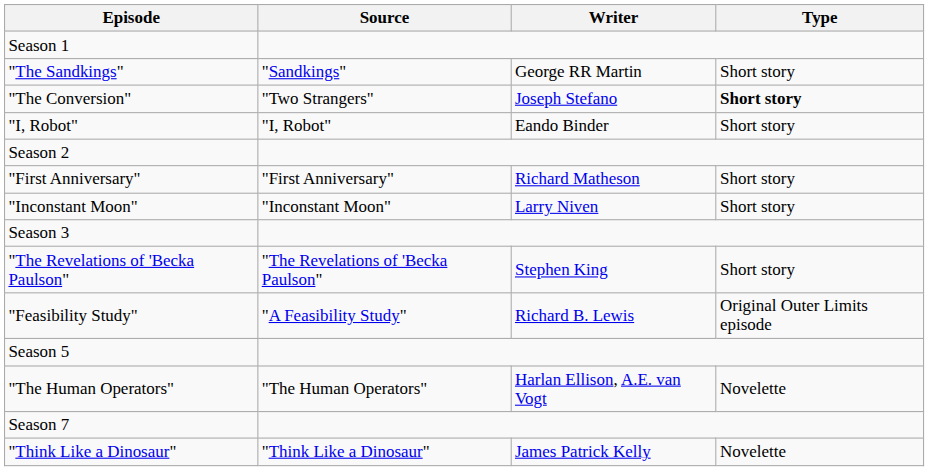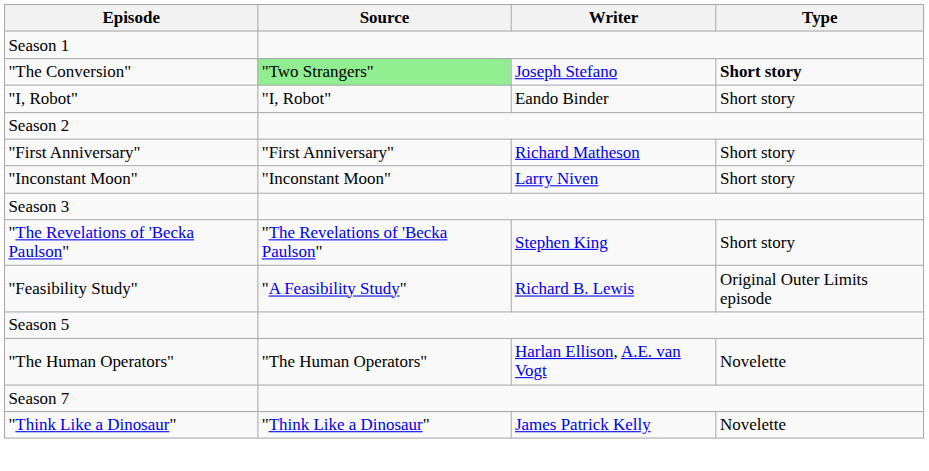- row: (66, 71)
(318, 98) no background -> (318, 71) lightgreen background
